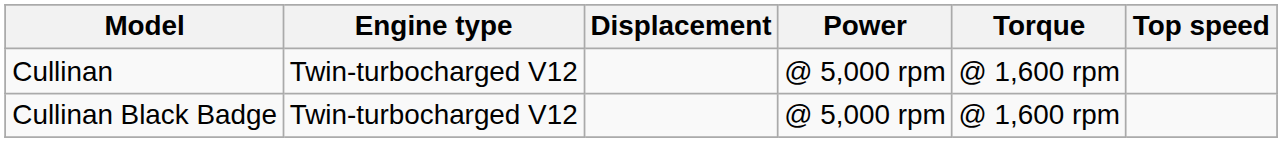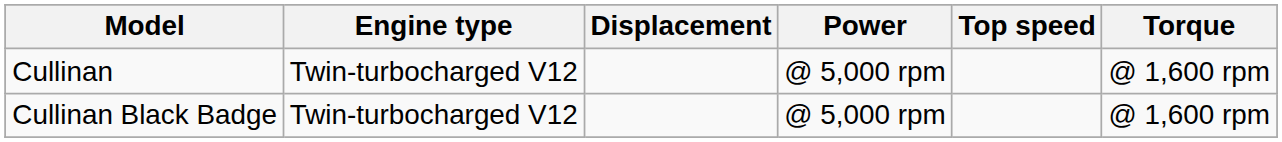columns swapped: (1039, 26) <-> (1201, 26)
